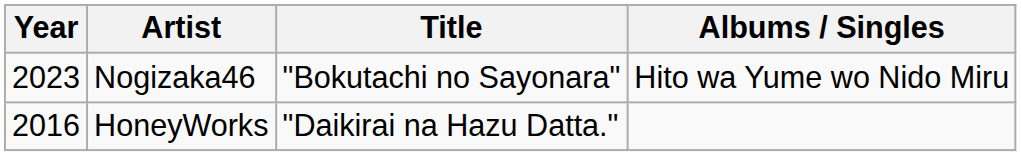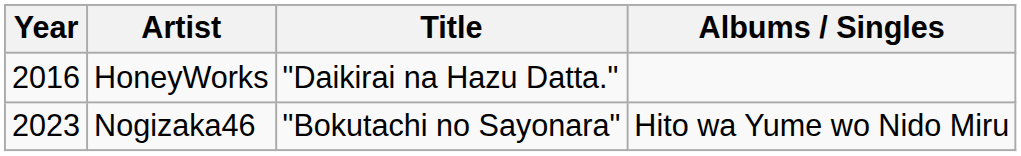rows swapped: (181, 125) <-> (175, 77)
